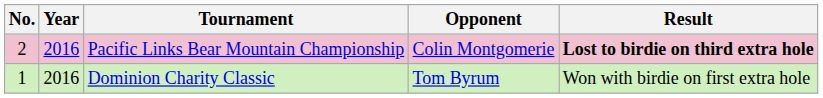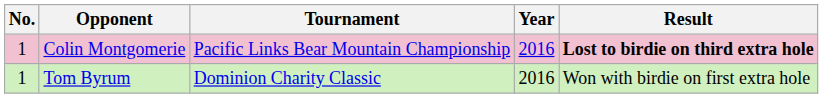columns swapped: (61, 19) <-> (483, 19)
(22, 49) 2 -> (22, 49) 1
